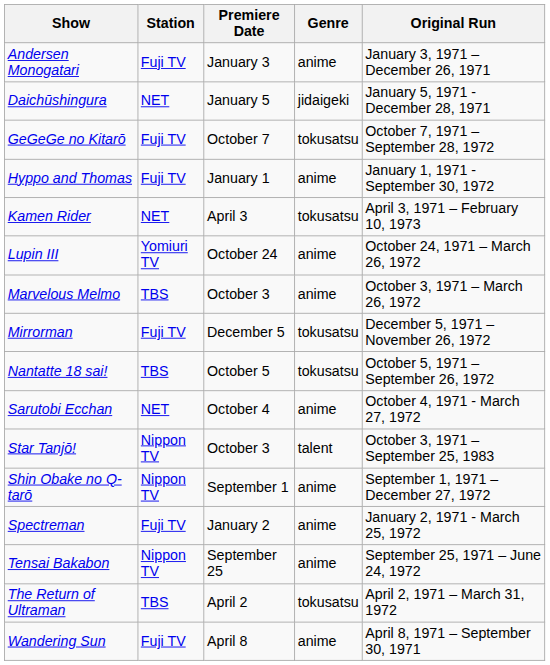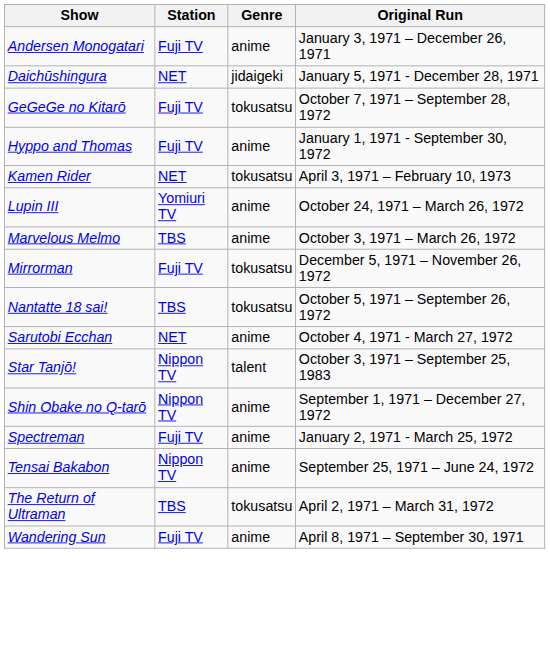- column: (249, 23)
